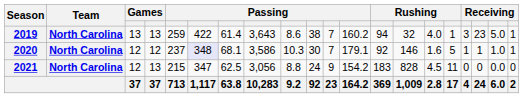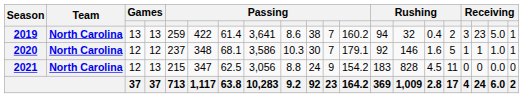(262, 34) 3,643 -> (262, 34) 3,641
(434, 34) 4.0 -> (434, 34) 0.4
(452, 34) 1 -> (452, 34) 2
(203, 51) lavender background -> (203, 51) no background
